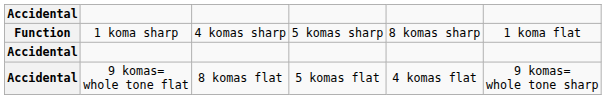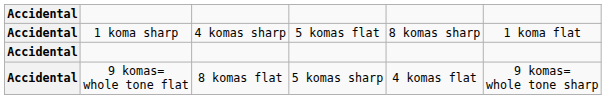(42, 33) Function -> (42, 33) Accidental
(337, 33) 5 komas sharp -> (337, 33) 5 komas flat
(337, 78) 5 komas flat -> (337, 78) 5 komas sharp
